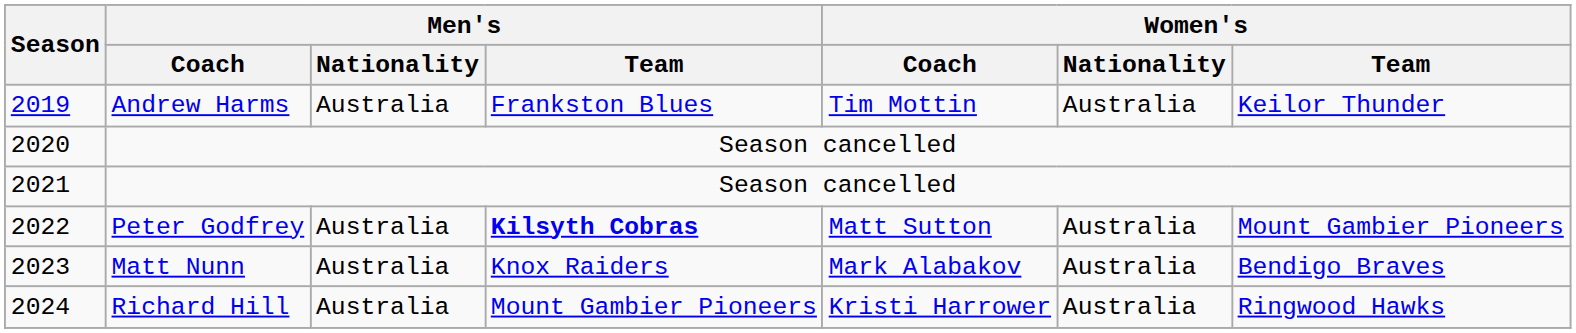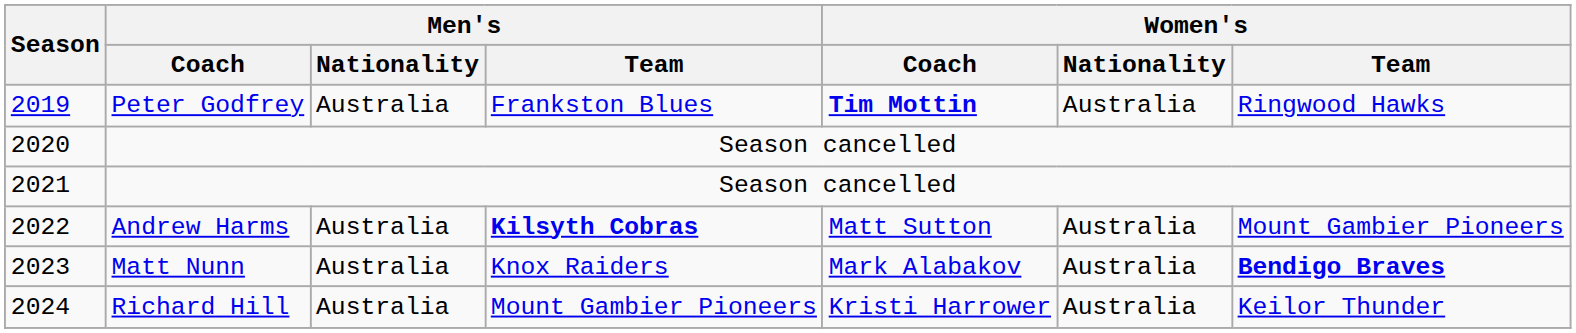(200, 106) Andrew Harms -> (208, 106) Peter Godfrey
(903, 106) normal -> (903, 106) bold
(1341, 106) Keilor Thunder -> (1341, 106) Ringwood Hawks
(208, 226) Peter Godfrey -> (200, 226) Andrew Harms
(1341, 267) normal -> (1341, 267) bold
(1341, 307) Ringwood Hawks -> (1341, 307) Keilor Thunder
